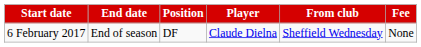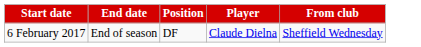- column: (401, 13)
